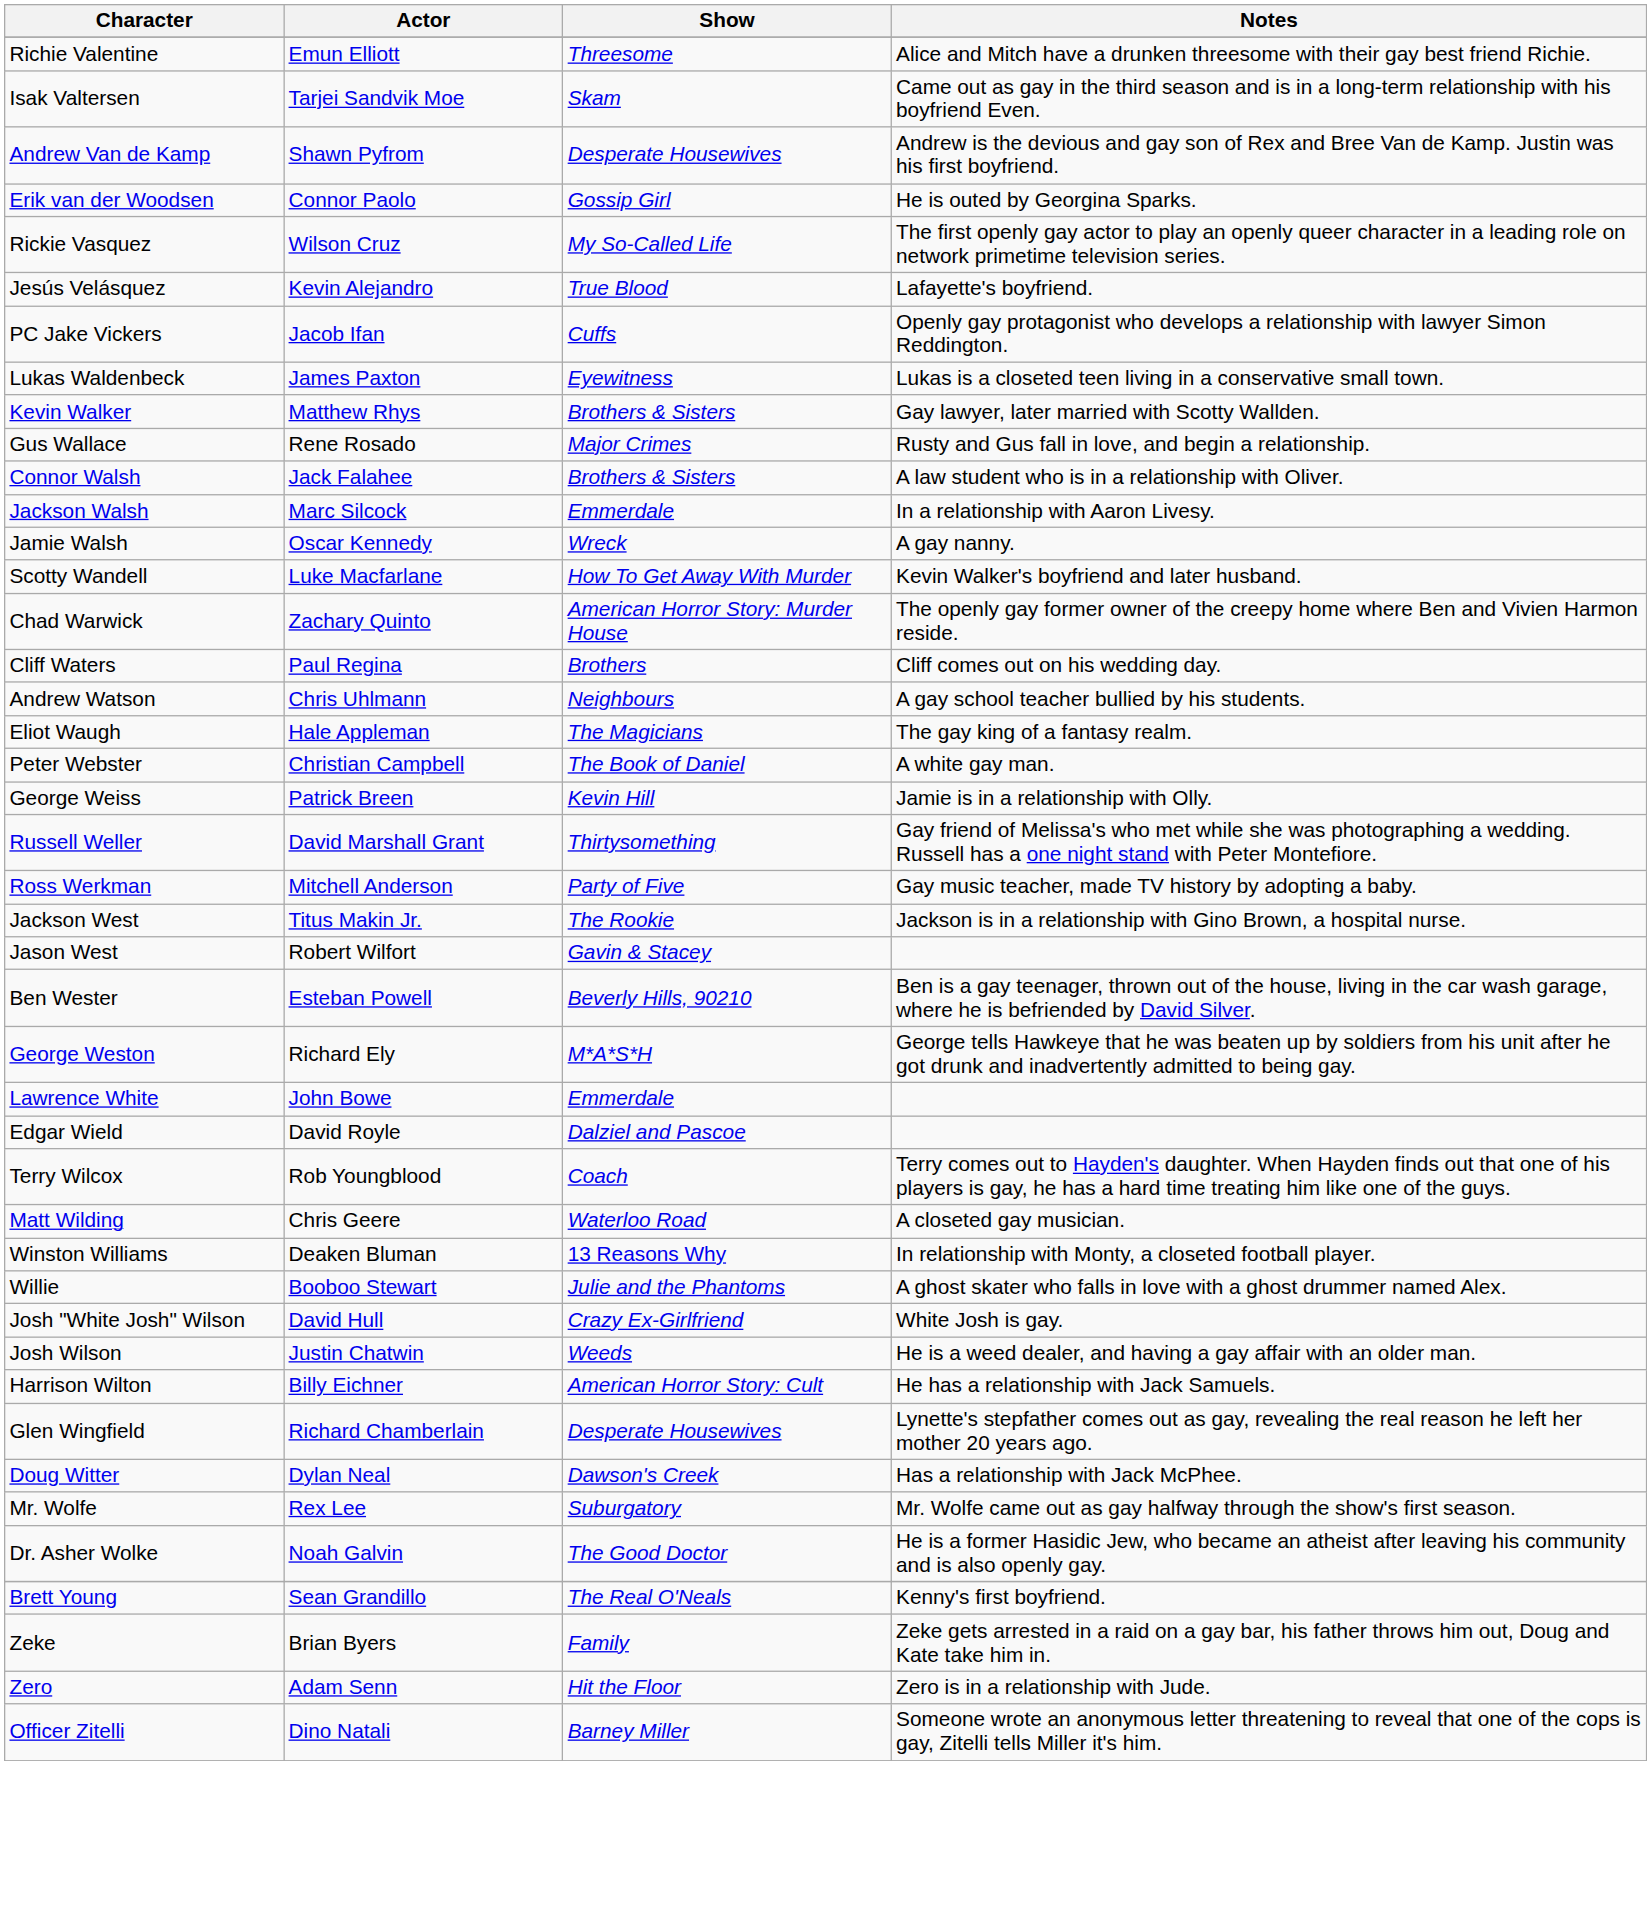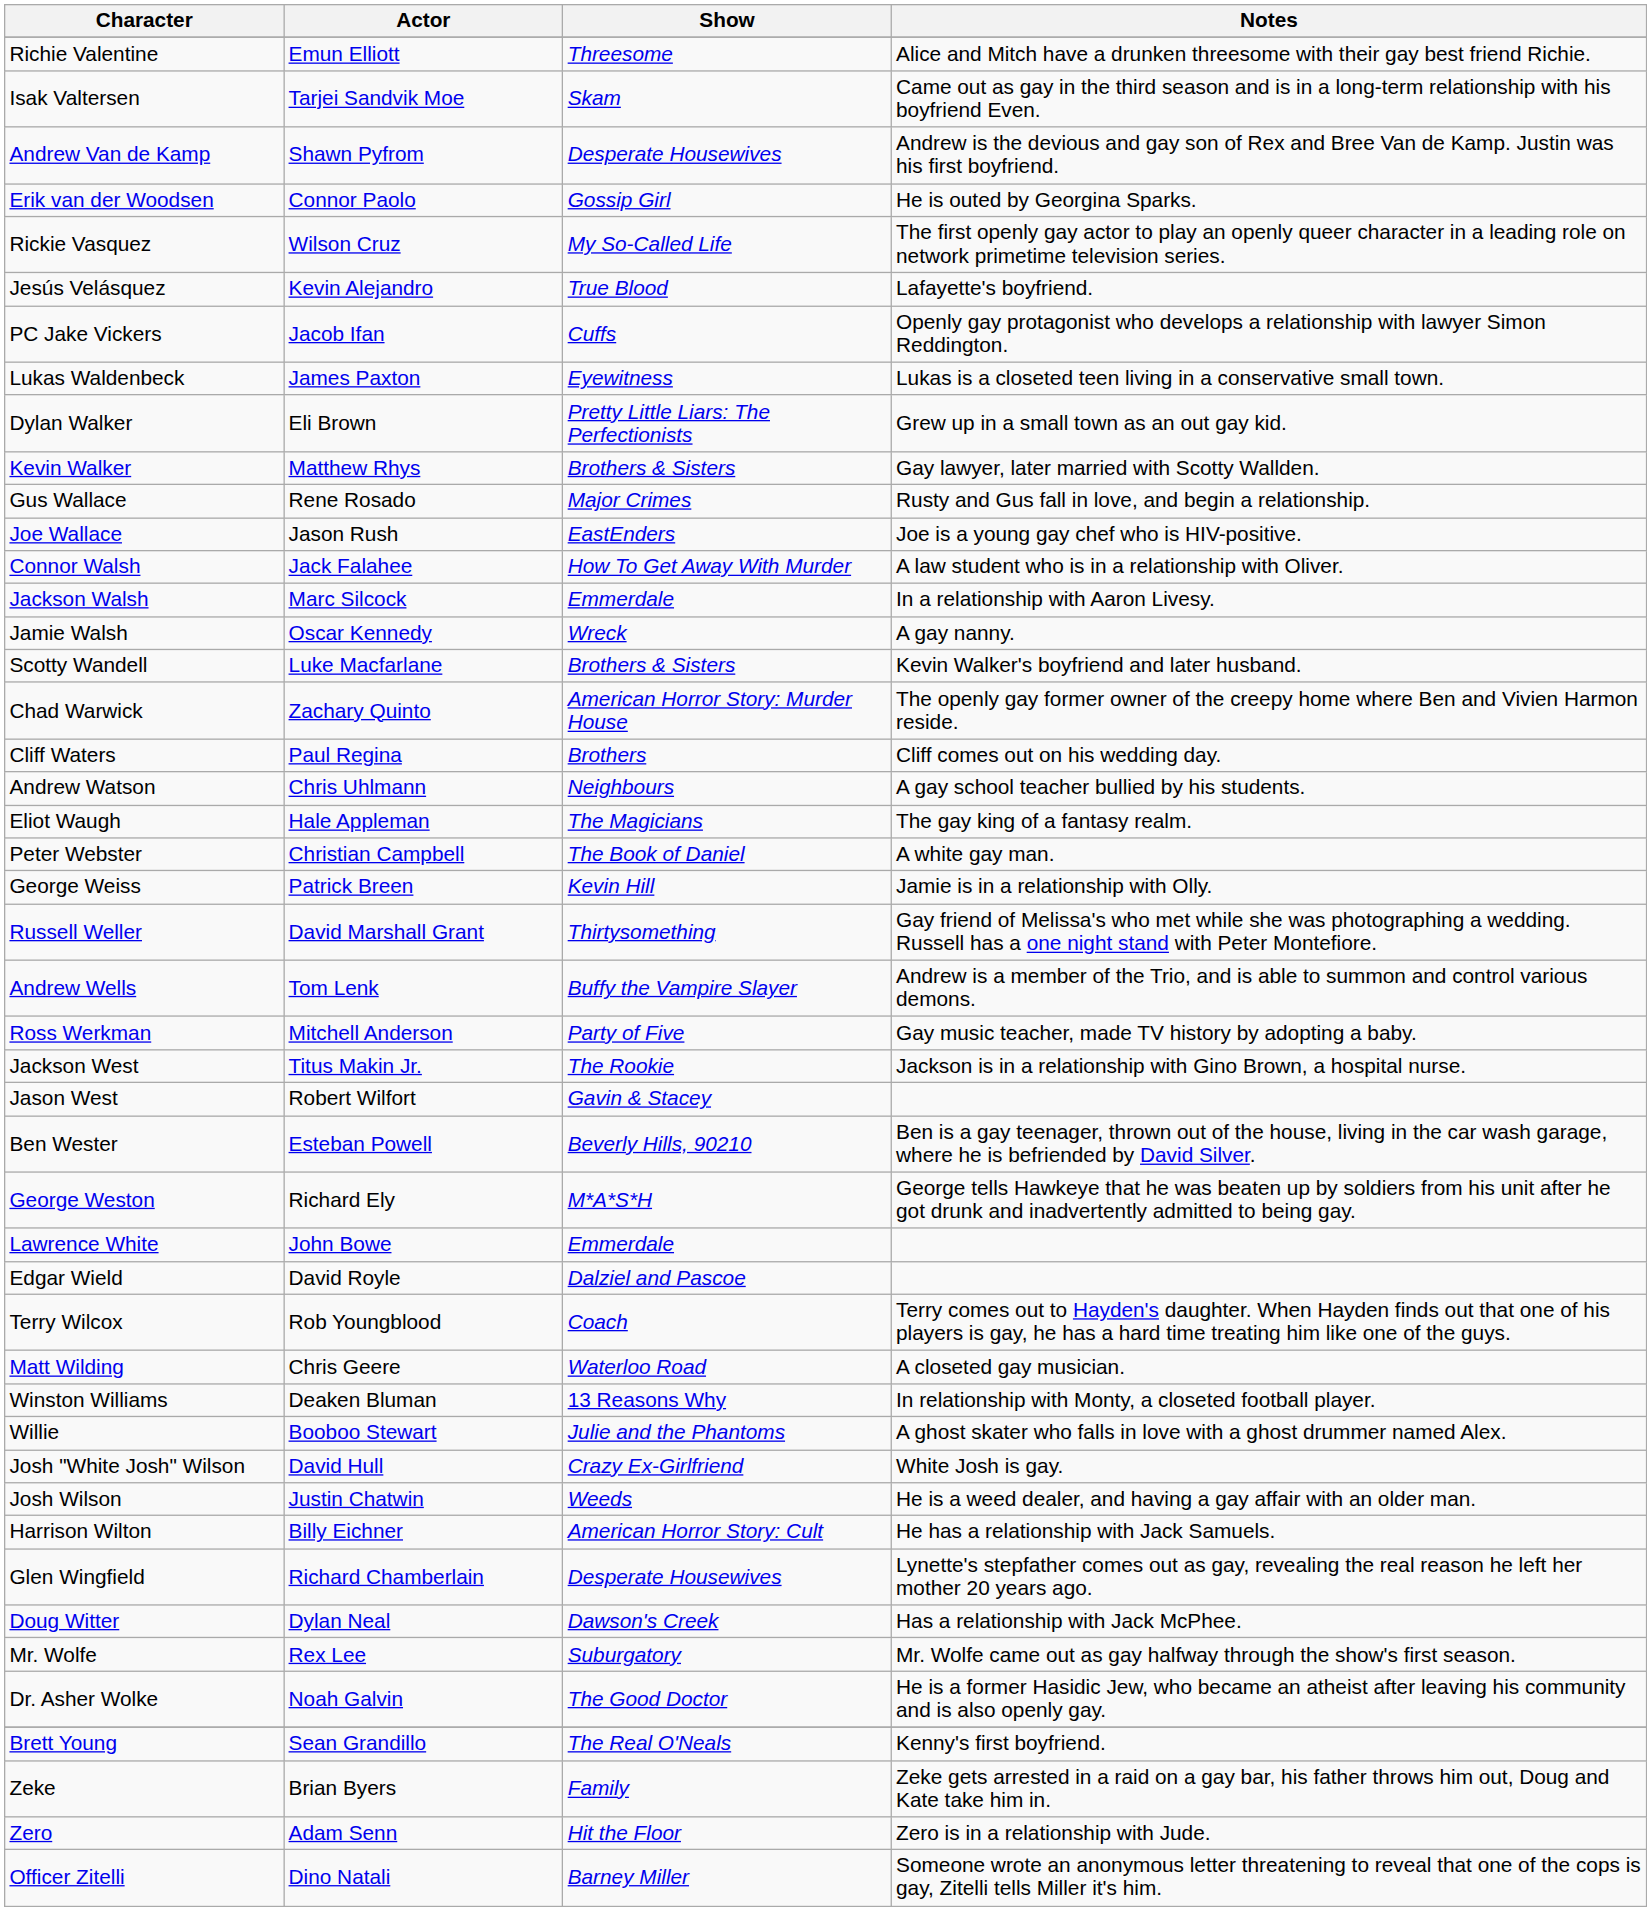+ row: (71, 423)
+ row: (66, 533)
(651, 477) Brothers & Sisters -> (709, 566) How To Get Away With Murder
(709, 576) How To Get Away With Murder -> (651, 665) Brothers & Sisters
+ row: (73, 988)
